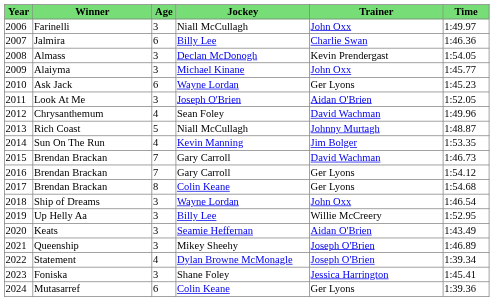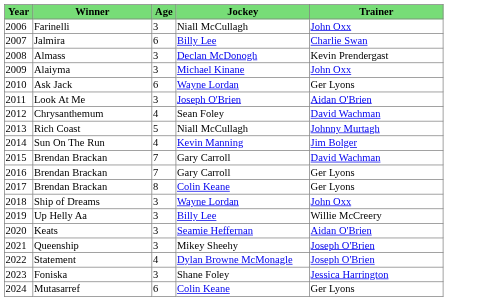- column: (466, 11)
